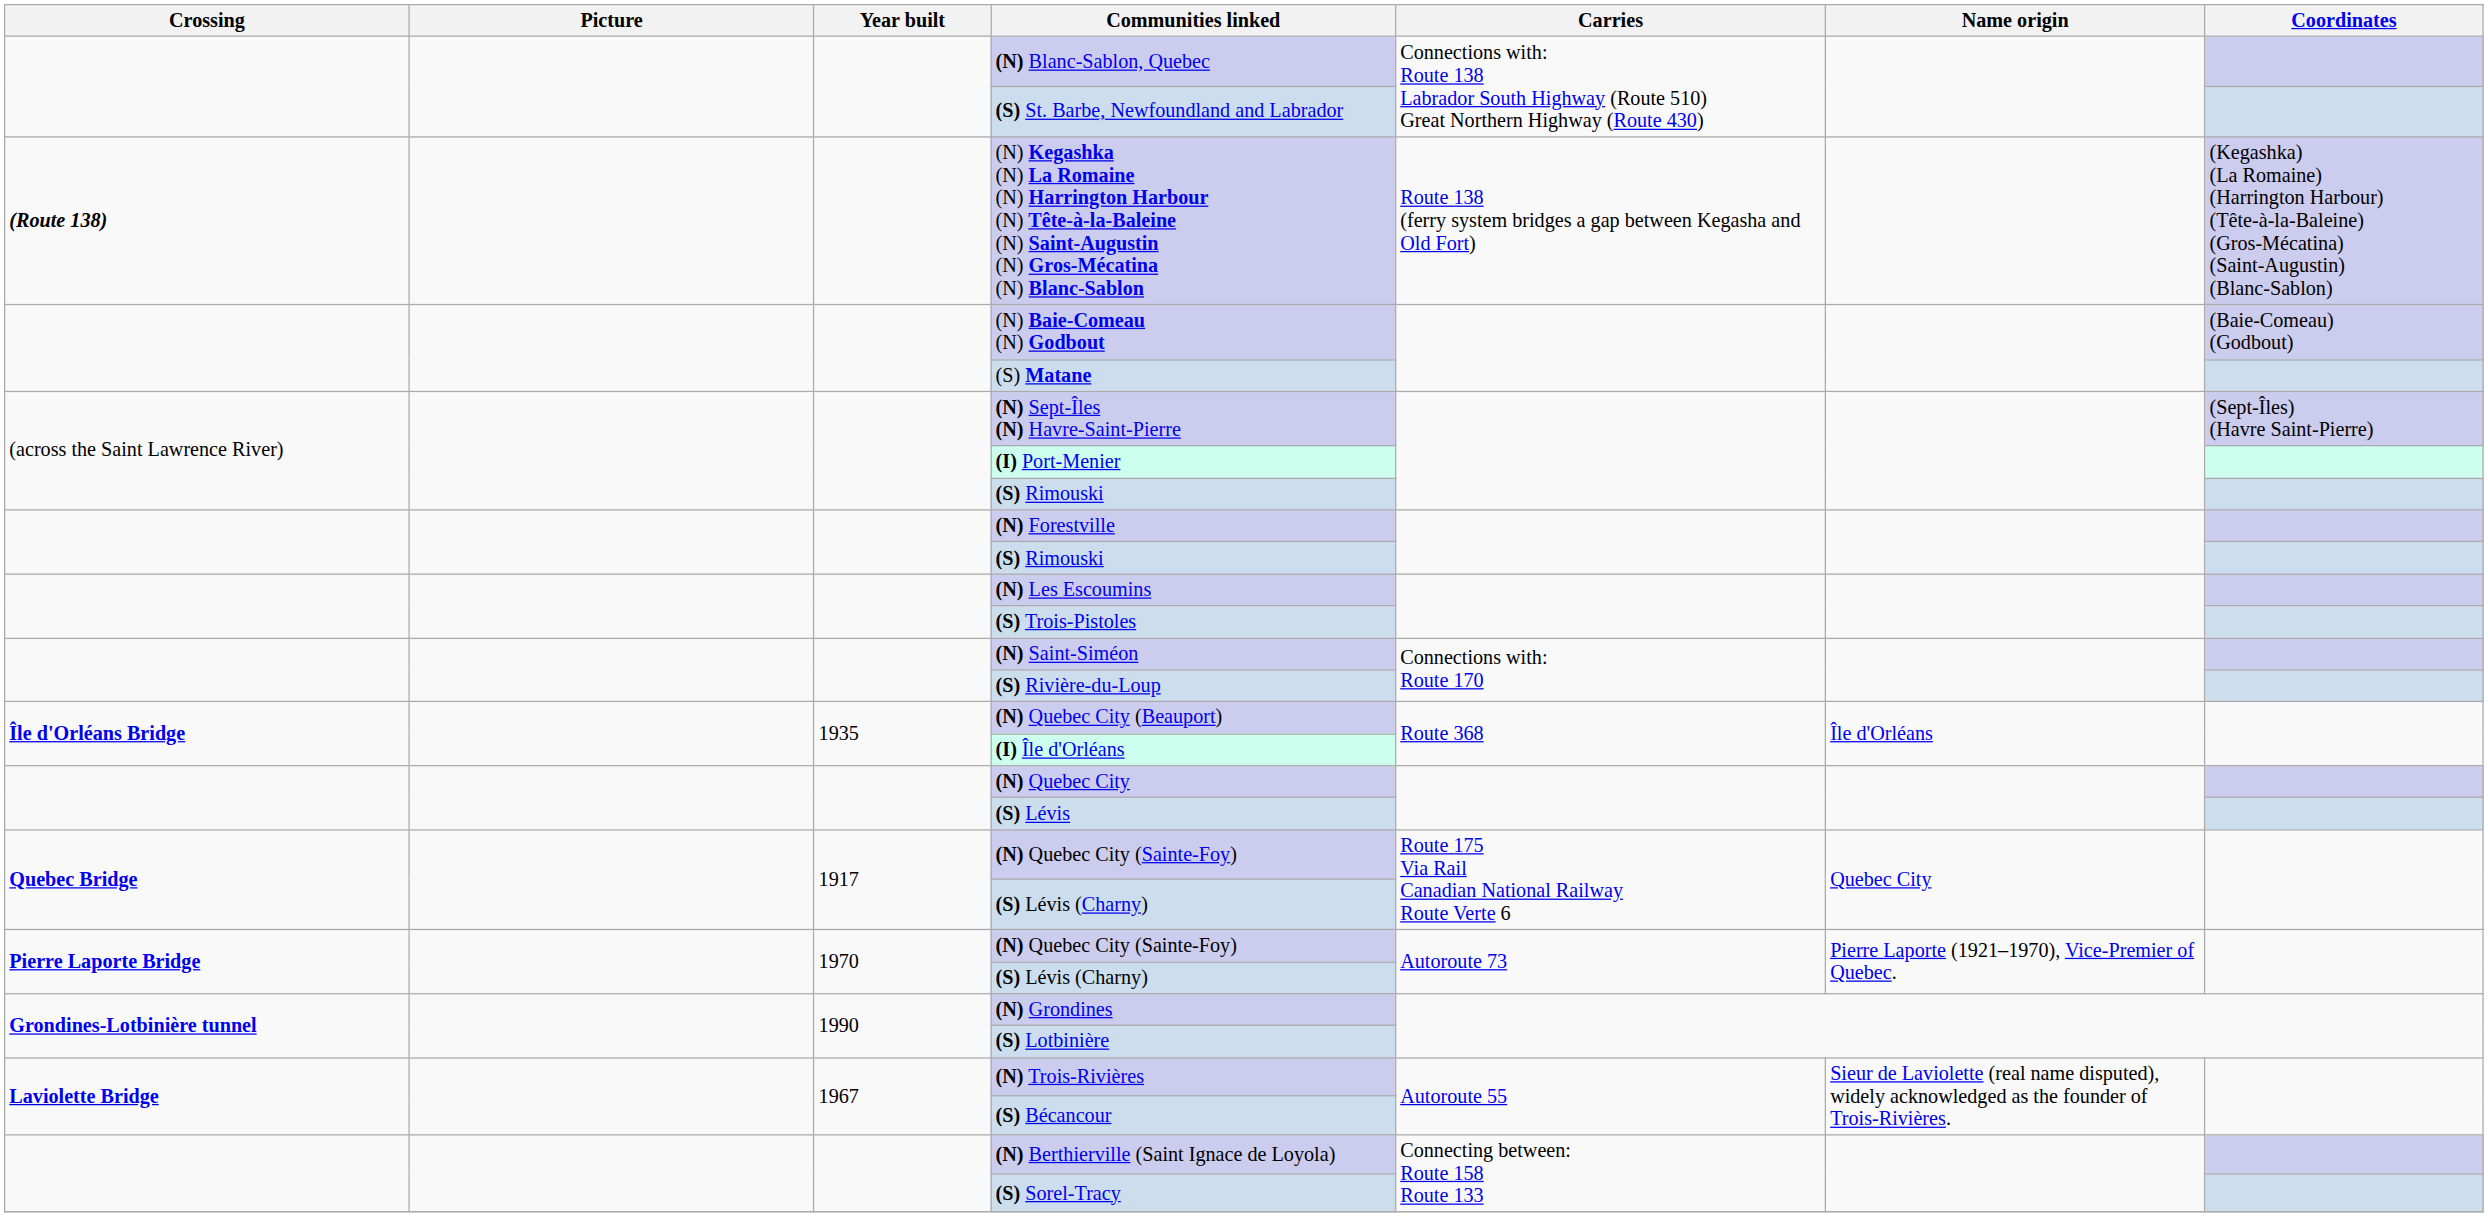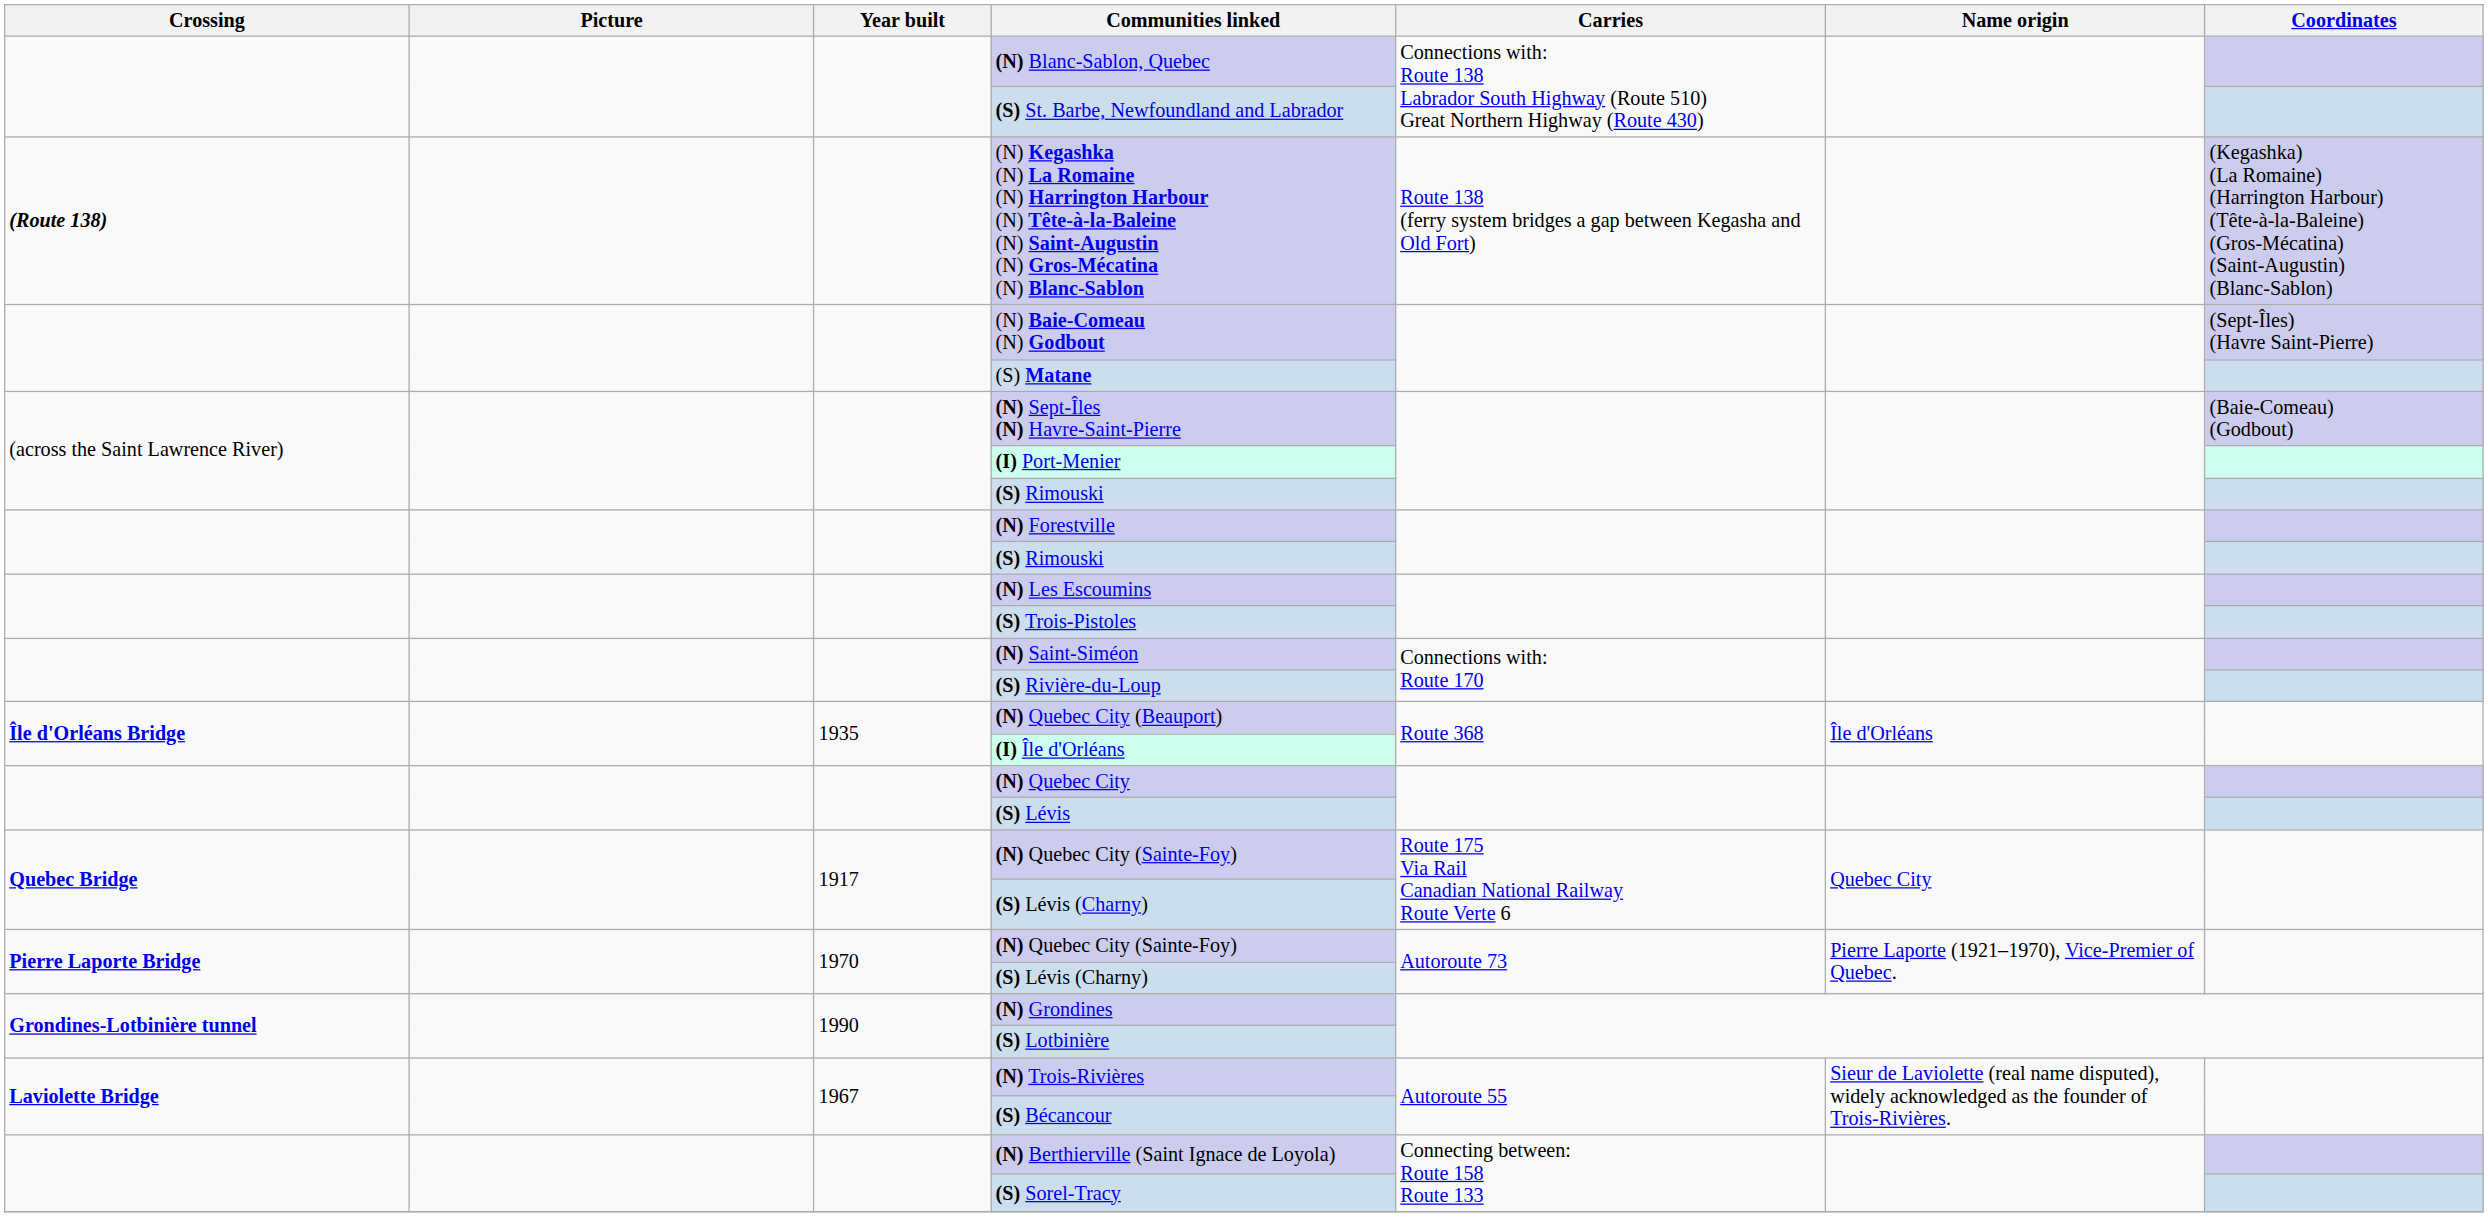(2272, 331) (Baie-Comeau) (Godbout) -> (2291, 331) (Sept-Îles) (Havre Saint-Pierre)
(2291, 418) (Sept-Îles) (Havre Saint-Pierre) -> (2272, 418) (Baie-Comeau) (Godbout)
